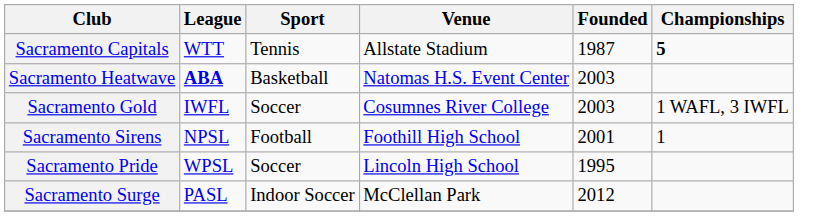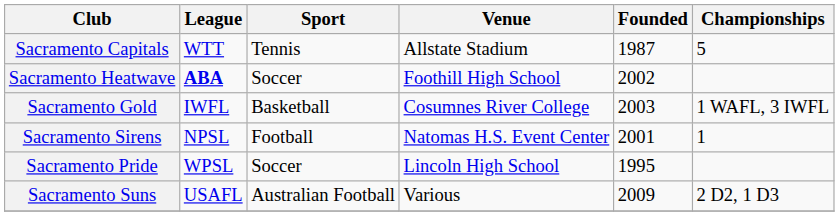(661, 48) bold -> (701, 48) normal
(289, 78) Basketball -> (276, 78) Soccer
(466, 78) Natomas H.S. Event Center -> (482, 78) Foothill High School
(596, 78) 2003 -> (636, 78) 2002
(275, 107) Soccer -> (290, 107) Basketball
(442, 136) Foothill High School -> (506, 136) Natomas H.S. Event Center
- row: (92, 195)
+ row: (92, 195)
